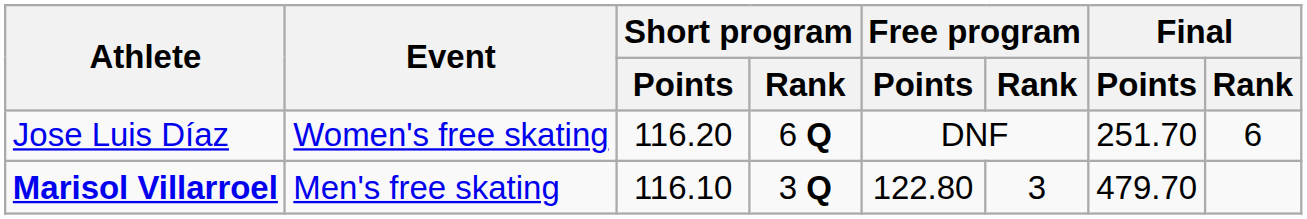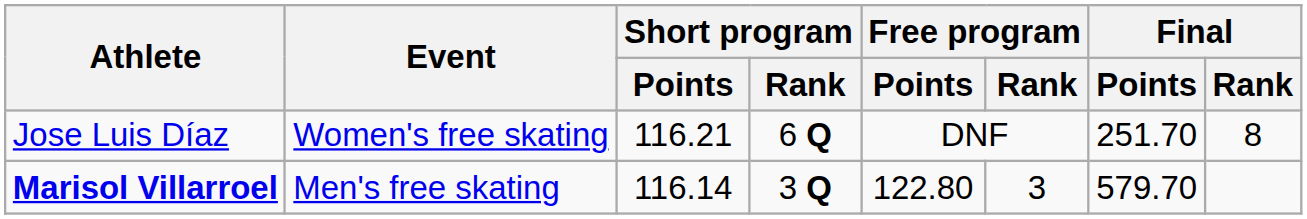(683, 136) 116.20 -> (683, 136) 116.21
(1253, 136) 6 -> (1253, 136) 8
(683, 188) 116.10 -> (683, 188) 116.14
(1147, 188) 479.70 -> (1147, 188) 579.70
